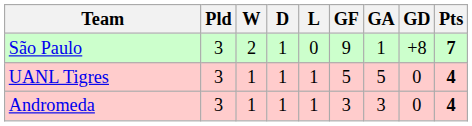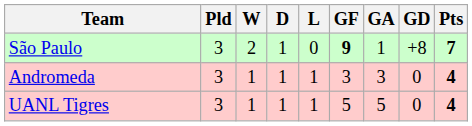(346, 47) normal -> (346, 47) bold
rows swapped: (59, 76) <-> (52, 105)
